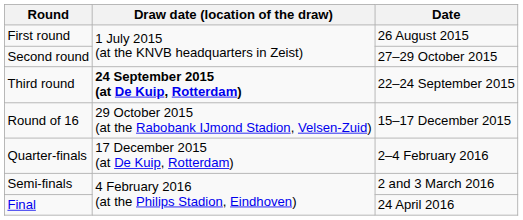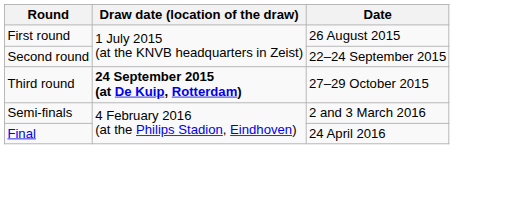(437, 56) 27–29 October 2015 -> (378, 56) 22–24 September 2015
(446, 84) 22–24 September 2015 -> (369, 84) 27–29 October 2015
- row: (43, 120)
- row: (47, 155)
